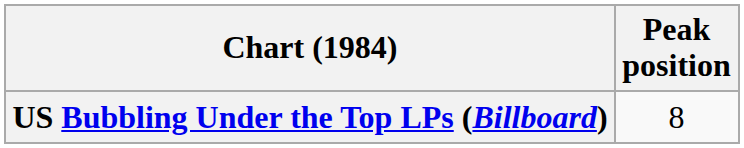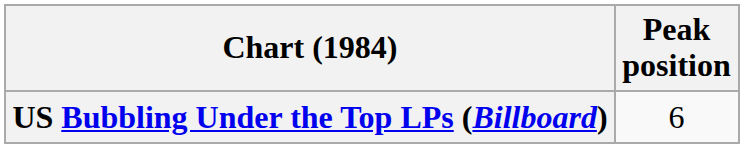(677, 116) 8 -> (677, 116) 6
